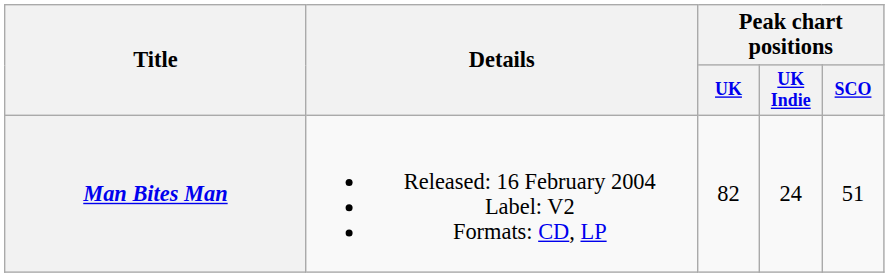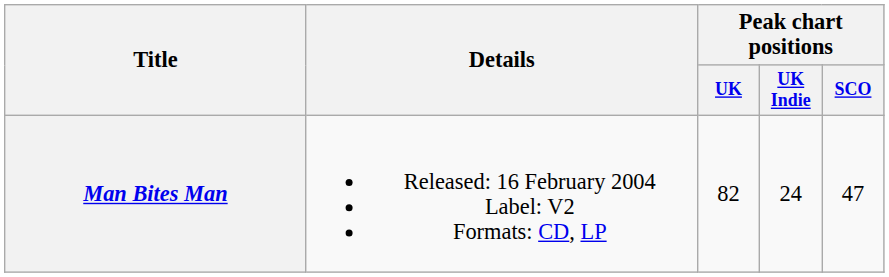(853, 193) 51 -> (853, 193) 47
